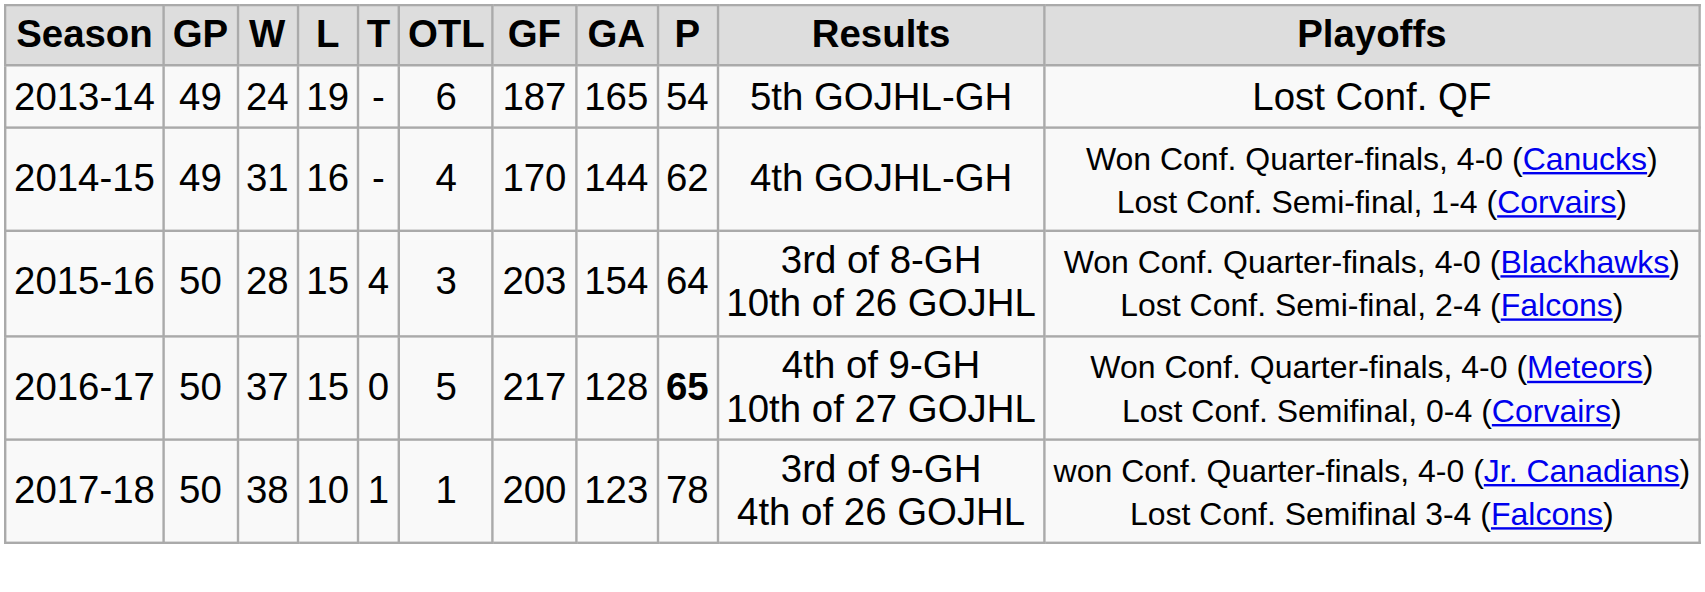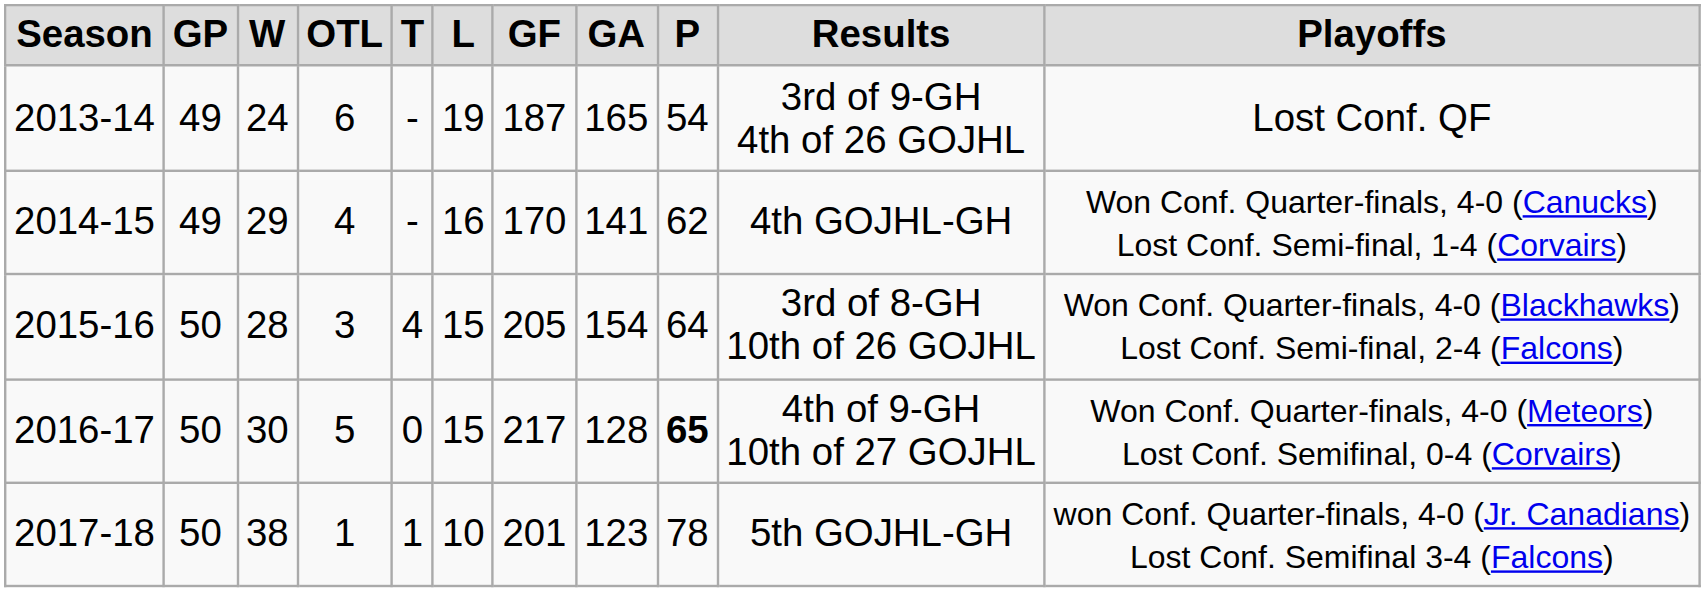columns swapped: (328, 34) <-> (446, 34)
(881, 95) 5th GOJHL-GH -> (881, 117) 3rd of 9-GH 4th of 26 GOJHL
(267, 178) 31 -> (267, 221) 29
(616, 178) 144 -> (616, 221) 141
(534, 282) 203 -> (534, 325) 205
(267, 386) 37 -> (267, 429) 30
(534, 490) 200 -> (534, 533) 201
(881, 490) 3rd of 9-GH 4th of 26 GOJHL -> (881, 533) 5th GOJHL-GH
